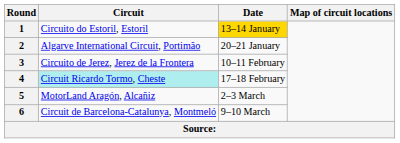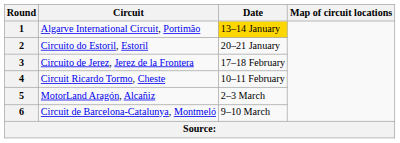(94, 29) Circuito do Estoril, Estoril -> (121, 29) Algarve International Circuit, Portimão
(121, 45) Algarve International Circuit, Portimão -> (94, 45) Circuito do Estoril, Estoril
(253, 62) 10–11 February -> (253, 62) 17–18 February
(103, 79) paleturquoise background -> (103, 79) no background
(253, 79) 17–18 February -> (253, 79) 10–11 February
